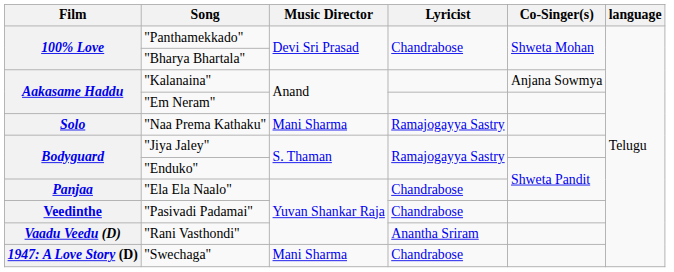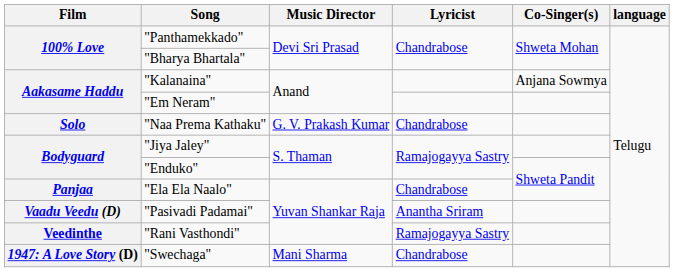(310, 124) Mani Sharma -> (331, 124) G. V. Prakash Kumar
(448, 124) Ramajogayya Sastry -> (432, 124) Chandrabose
(73, 211) Veedinthe -> (73, 211) Vaadu Veedu (D)
(427, 211) Chandrabose -> (439, 211) Anantha Sriram
(73, 233) Vaadu Veedu (D) -> (73, 233) Veedinthe
(435, 233) Anantha Sriram -> (452, 233) Ramajogayya Sastry
